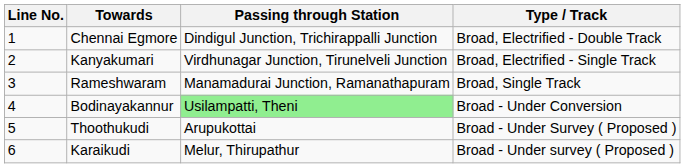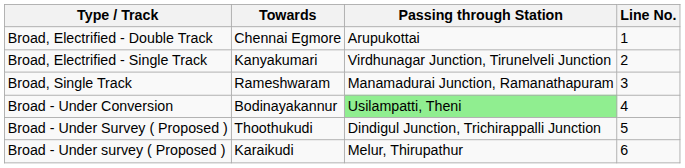columns swapped: (36, 15) <-> (566, 15)
(311, 38) Dindigul Junction, Trichirappalli Junction -> (384, 38) Arupukottai
(220, 128) Arupukottai -> (474, 128) Dindigul Junction, Trichirappalli Junction
